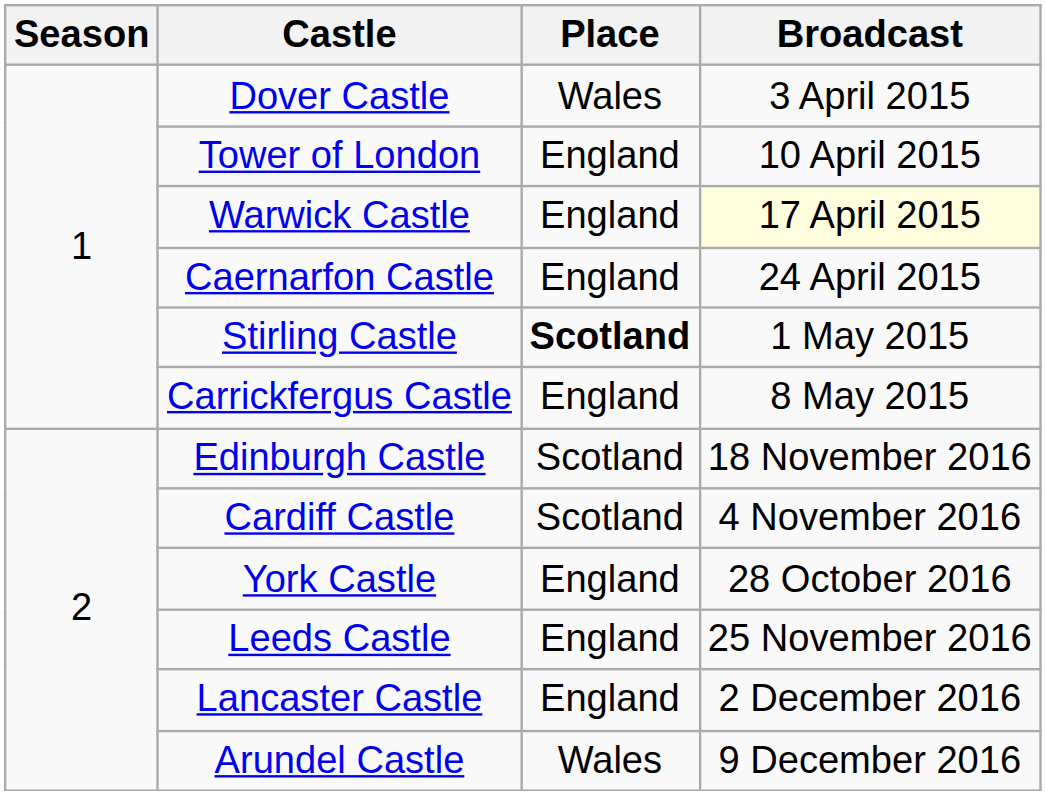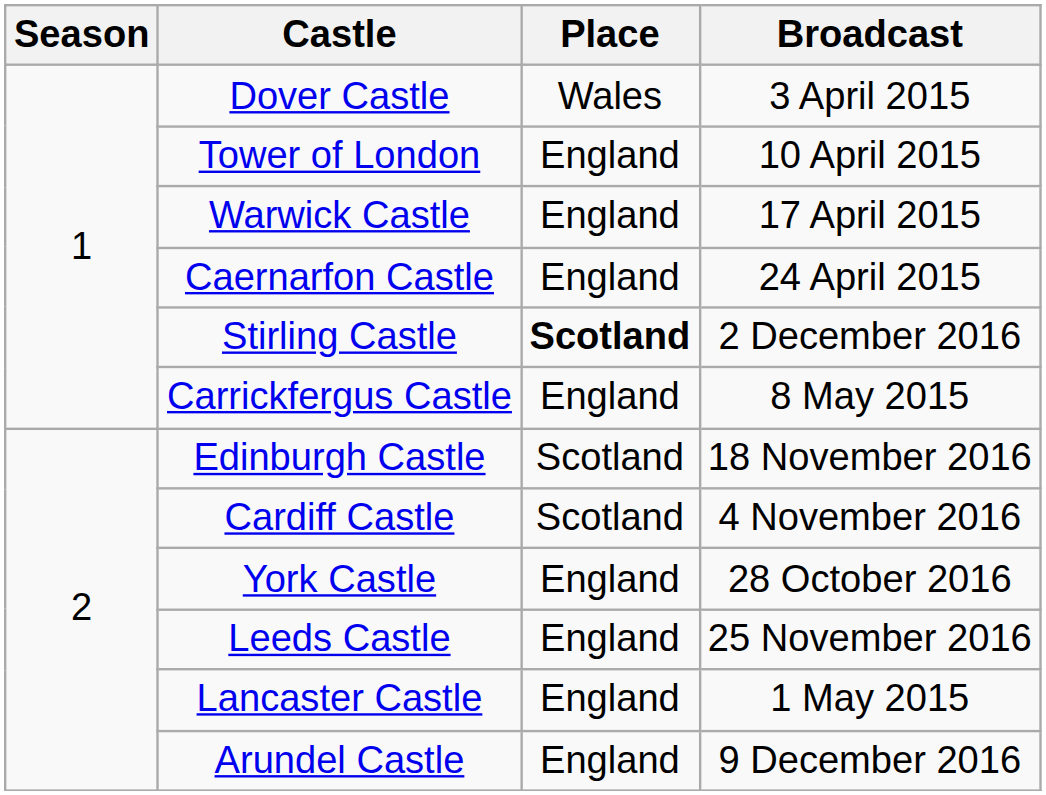(870, 215) lightyellow background -> (870, 215) no background
(870, 336) 1 May 2015 -> (870, 336) 2 December 2016
(870, 699) 2 December 2016 -> (870, 699) 1 May 2015
(610, 759) Wales -> (610, 759) England
